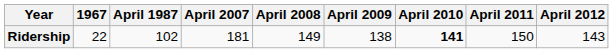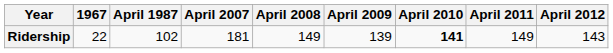(381, 36) 138 -> (381, 36) 139
(522, 36) 150 -> (522, 36) 149
